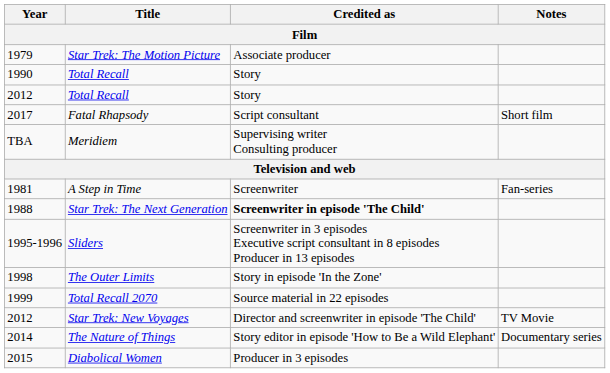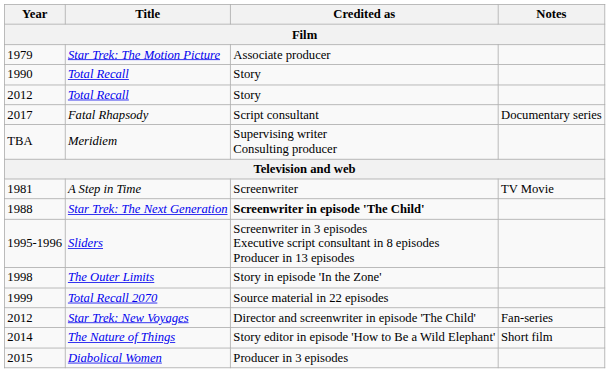(527, 114) Short film -> (551, 114) Documentary series
(527, 189) Fan-series -> (527, 189) TV Movie
(527, 317) TV Movie -> (527, 317) Fan-series
(551, 337) Documentary series -> (527, 337) Short film
